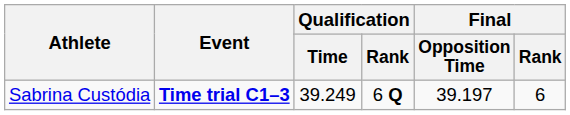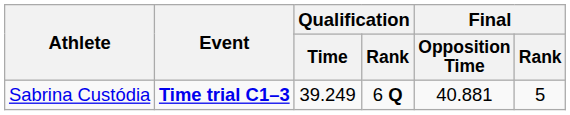(464, 95) 39.197 -> (464, 95) 40.881
(540, 95) 6 -> (540, 95) 5
